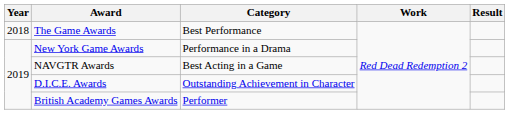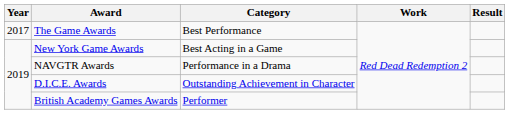(18, 30) 2018 -> (18, 30) 2017
(237, 48) Performance in a Drama -> (233, 48) Best Acting in a Game
(233, 65) Best Acting in a Game -> (237, 65) Performance in a Drama
